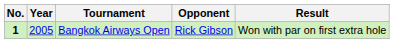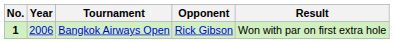(41, 30) 2005 -> (41, 30) 2006
